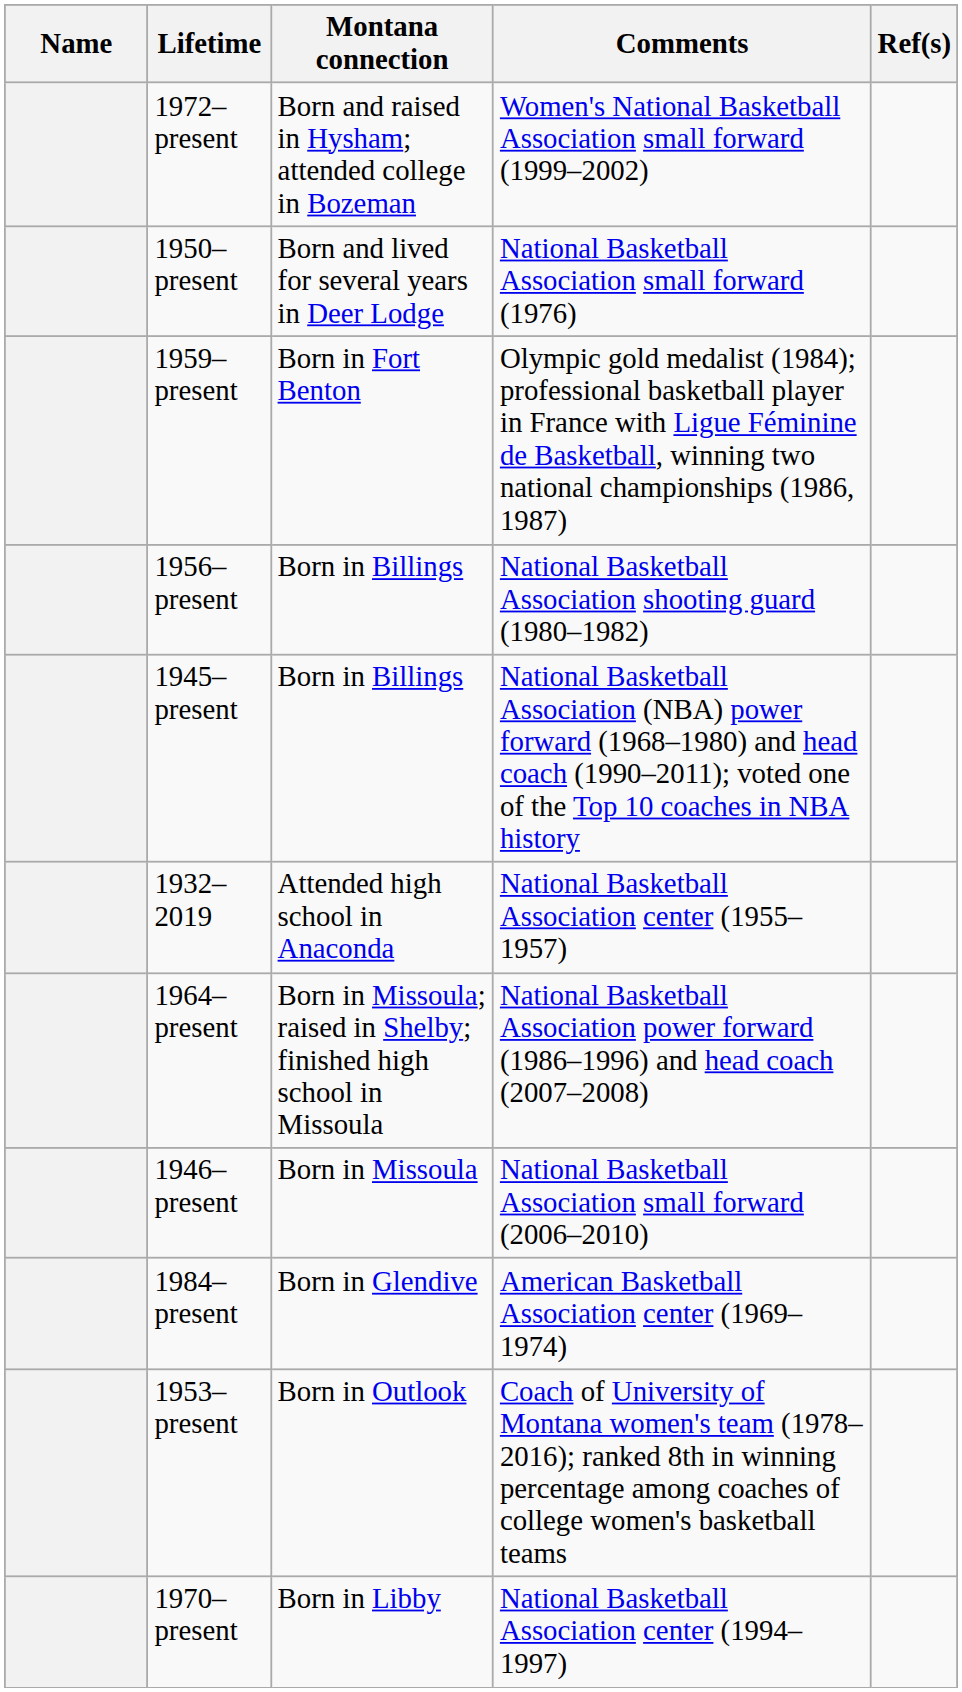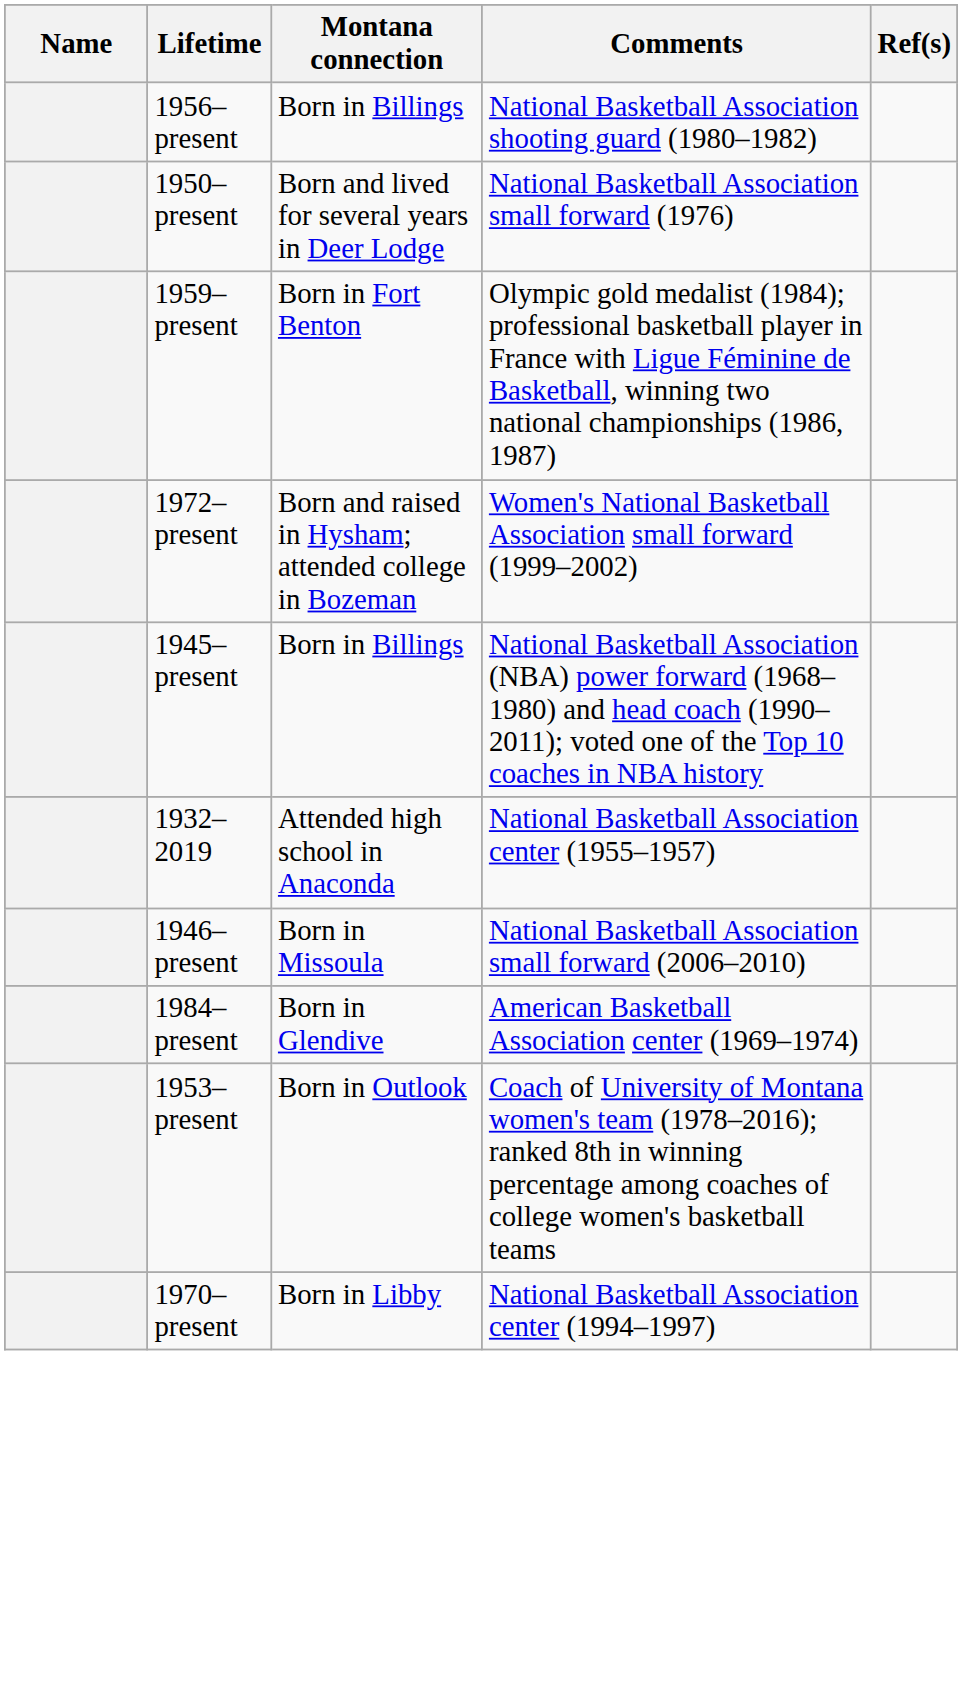rows swapped: (196, 121) <-> (196, 582)
- row: (196, 1011)
